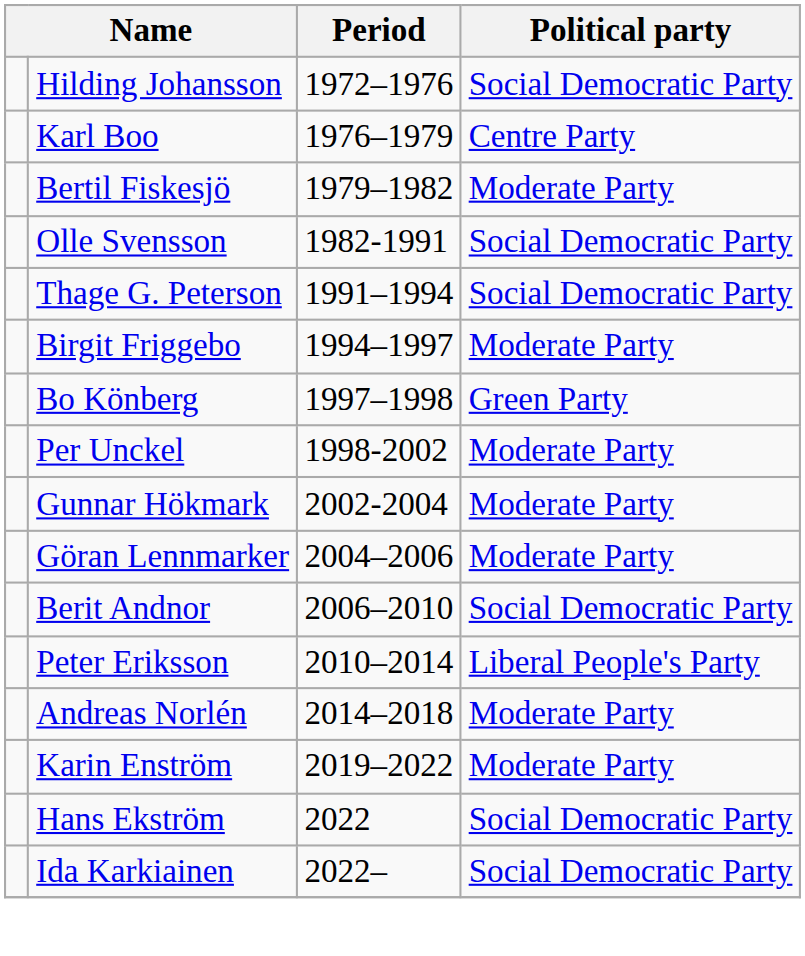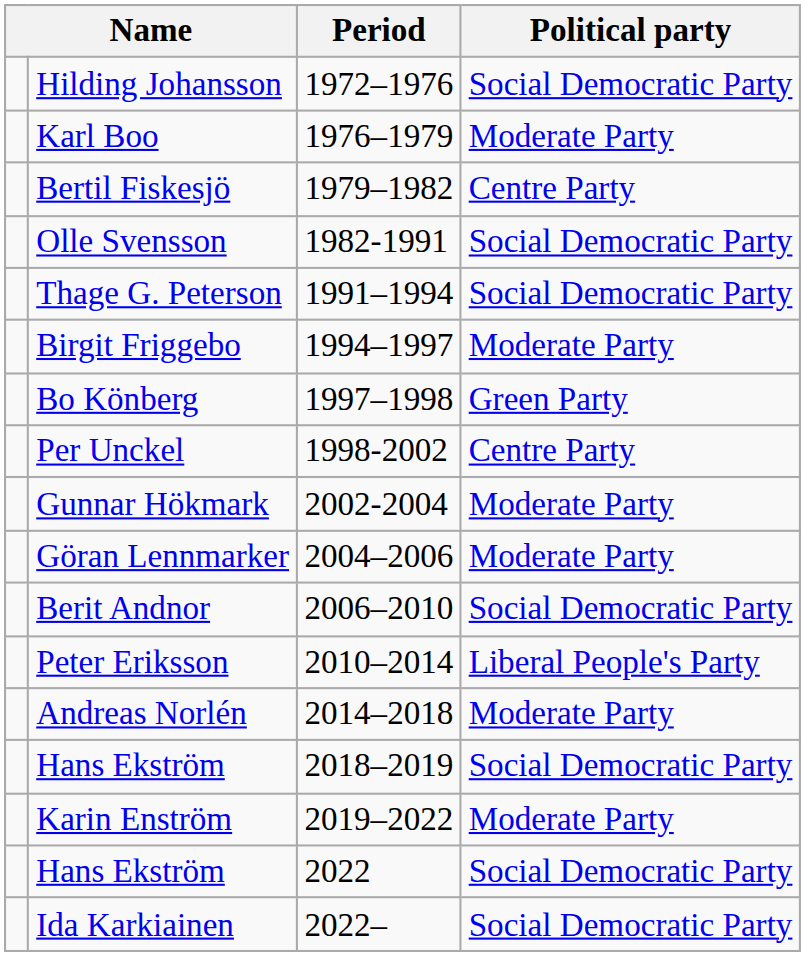(552, 135) Centre Party -> (571, 135) Moderate Party
(571, 188) Moderate Party -> (552, 188) Centre Party
(571, 450) Moderate Party -> (552, 450) Centre Party
+ row: (131, 766)
